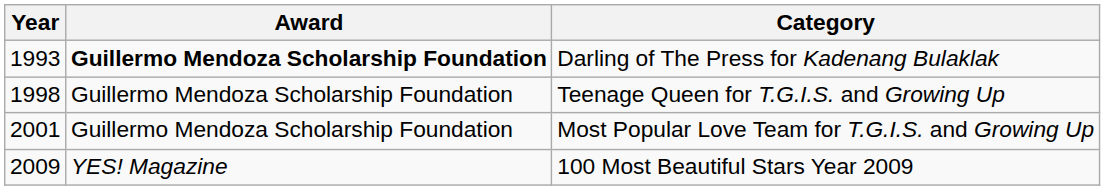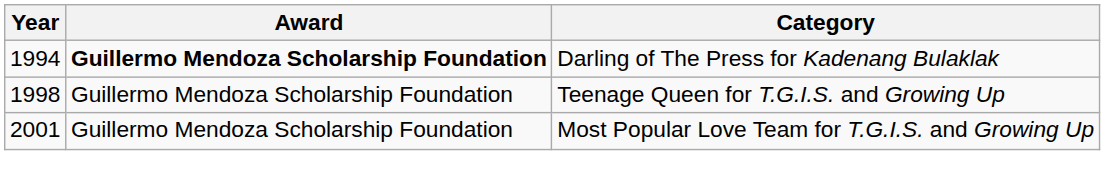(35, 58) 1993 -> (35, 58) 1994
- row: (735, 166)
